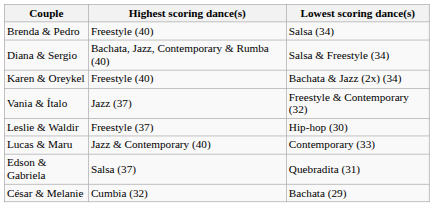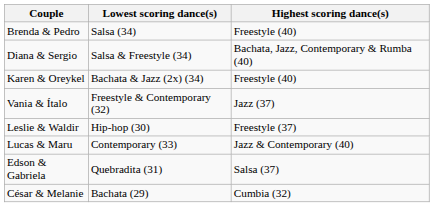columns swapped: (187, 13) <-> (358, 13)
